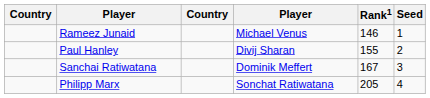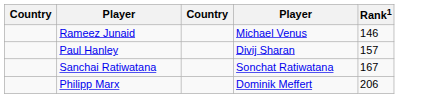- column: (410, 14)
(369, 50) 155 -> (369, 50) 157
(274, 67) Dominik Meffert -> (285, 67) Sonchat Ratiwatana
(285, 85) Sonchat Ratiwatana -> (274, 85) Dominik Meffert
(369, 85) 205 -> (369, 85) 206
